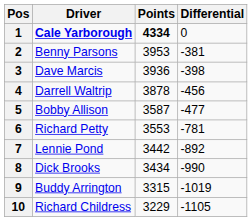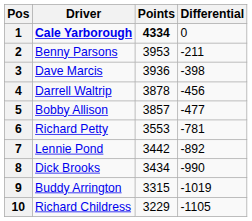(193, 52) -381 -> (192, 52) -211
(156, 110) 3587 -> (156, 110) 3857
